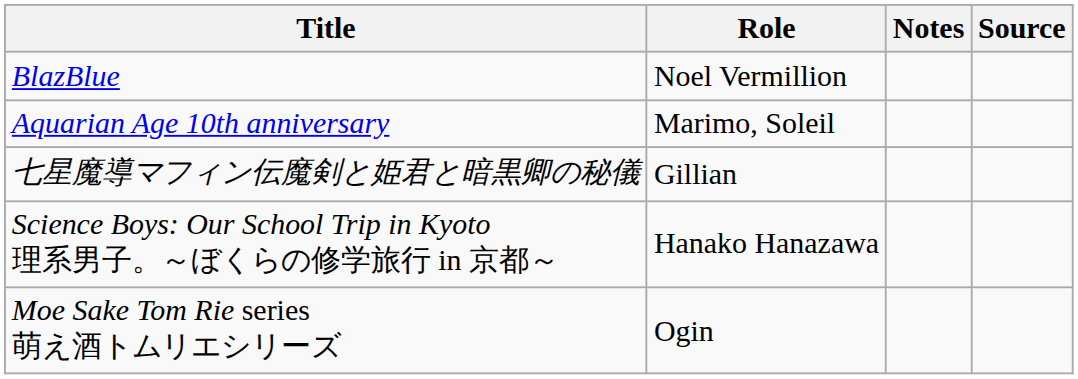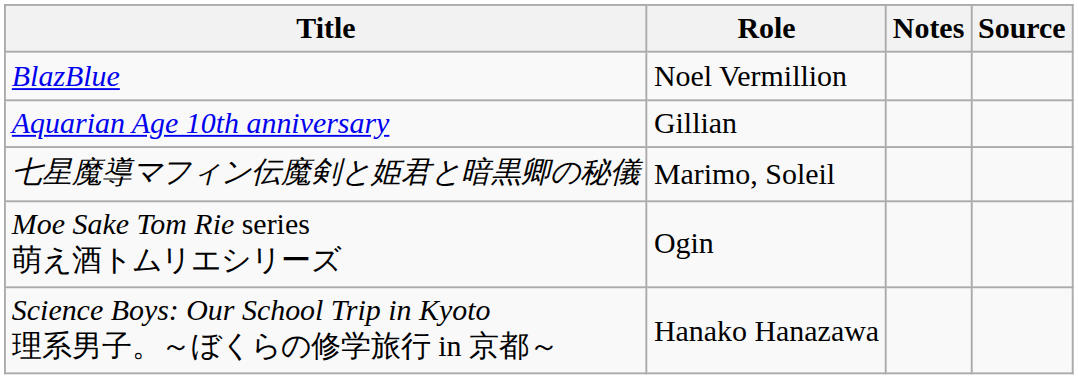(745, 123) Marimo, Soleil -> (695, 123) Gillian
(695, 173) Gillian -> (745, 173) Marimo, Soleil
rows swapped: (285, 241) <-> (176, 328)
